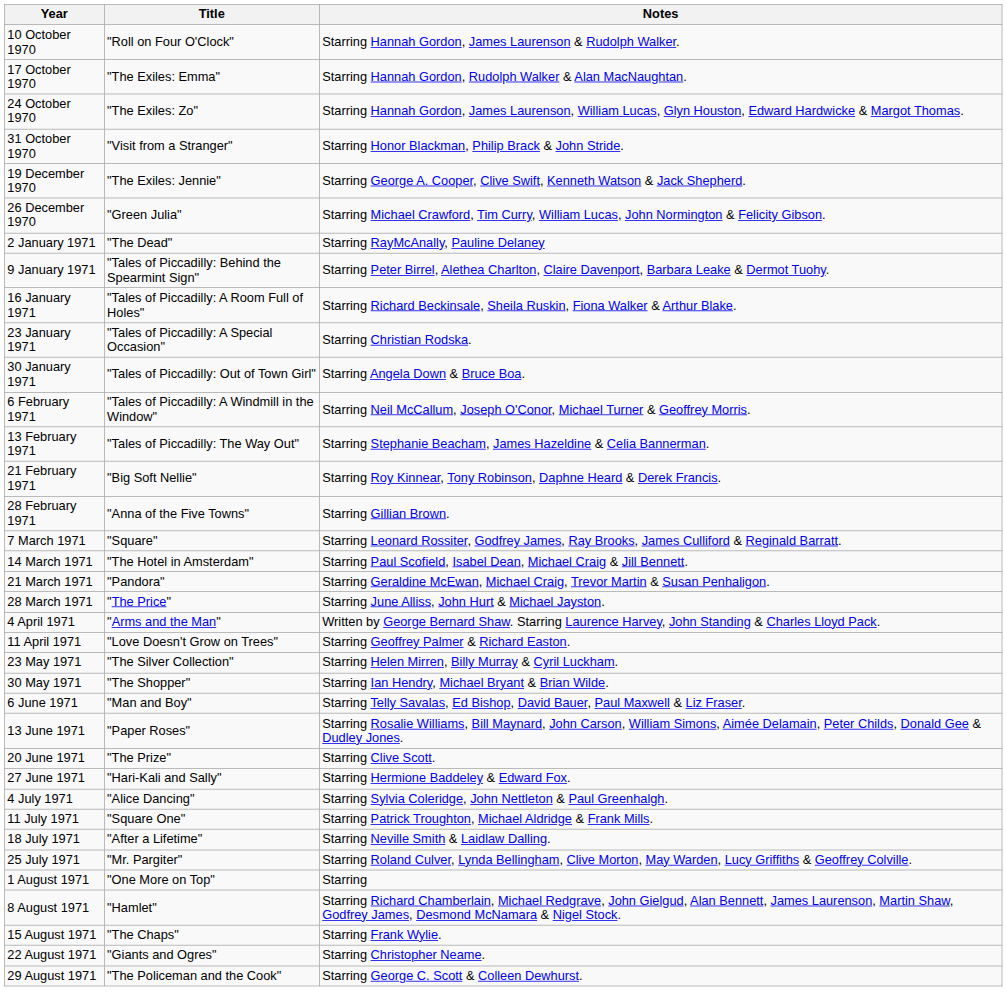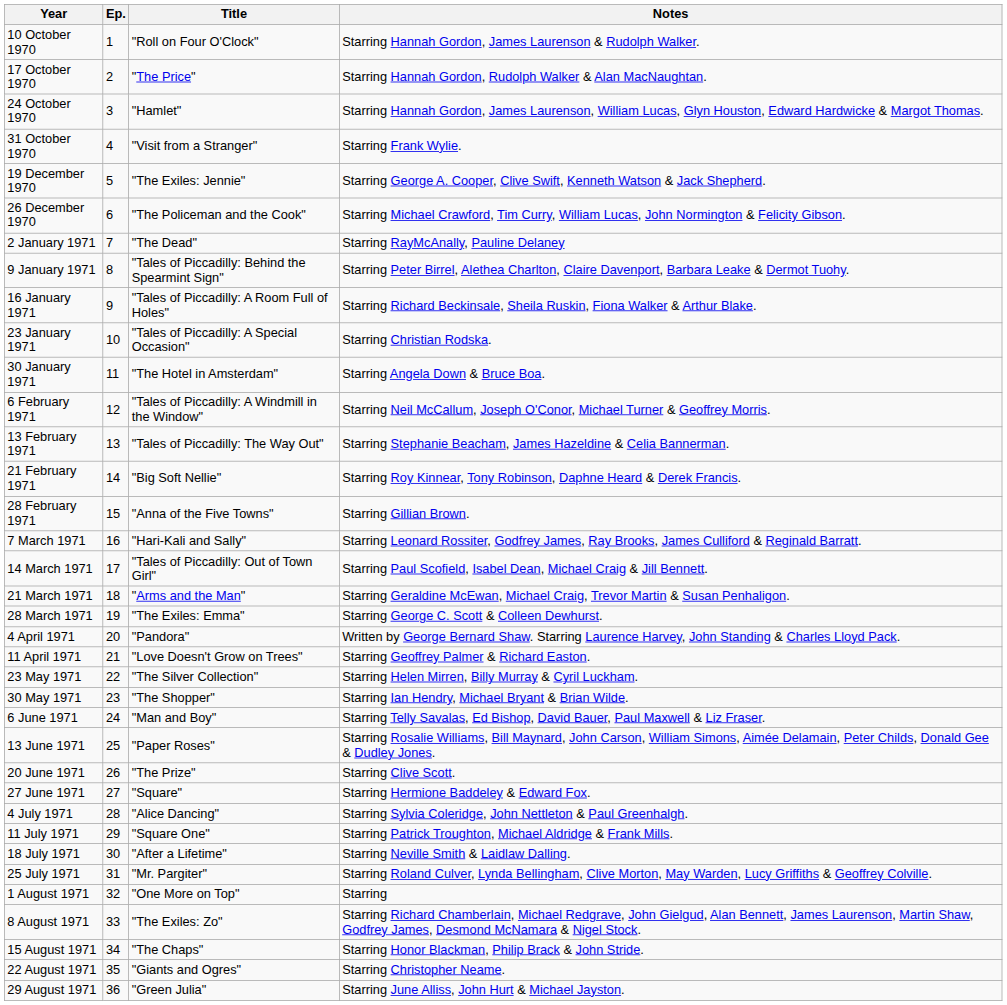+ column: (116, 14)
(164, 76) "The Exiles: Emma" -> (164, 76) "The Price"
(153, 111) "The Exiles: Zo" -> (157, 111) "Hamlet"
(473, 146) Starring Honor Blackman, Philip Brack & John Stride. -> (402, 146) Starring Frank Wylie.
(144, 215) "Green Julia" -> (219, 215) "The Policeman and the Cook"
(211, 374) "Tales of Piccadilly: Out of Town Girl" -> (205, 374) "The Hotel in Amsterdam"
(132, 541) "Square" -> (189, 541) "Hari-Kali and Sally"
(180, 561) "The Hotel in Amsterdam" -> (222, 568) "Tales of Piccadilly: Out of Town Girl"
(136, 581) "Pandora" -> (189, 596) "Arms and the Man"
(139, 601) "The Price" -> (188, 616) "The Exiles: Emma"
(463, 601) Starring June Alliss, John Hurt & Michael Jayston. -> (472, 616) Starring George C. Scott & Colleen Dewhurst.
(164, 622) "Arms and the Man" -> (160, 636) "Pandora"
(164, 778) "Hari-Kali and Sally" -> (157, 793) "Square"
(132, 907) "Hamlet" -> (177, 922) "The Exiles: Zo"
(382, 935) Starring Frank Wylie. -> (493, 949) Starring Honor Blackman, Philip Brack & John Stride.
(194, 975) "The Policeman and the Cook" -> (169, 990) "Green Julia"
(452, 975) Starring George C. Scott & Colleen Dewhurst. -> (483, 990) Starring June Alliss, John Hurt & Michael Jayston.
